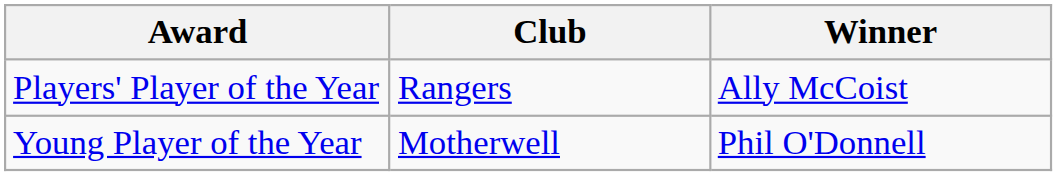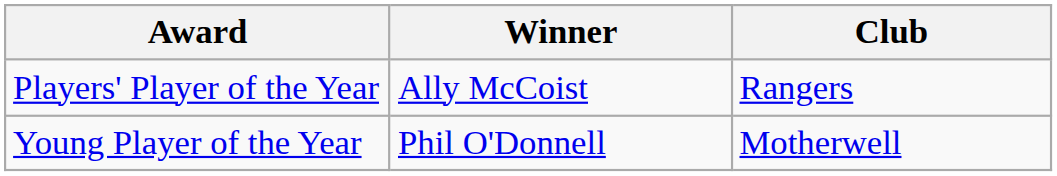columns swapped: (881, 32) <-> (550, 32)
